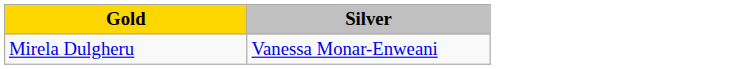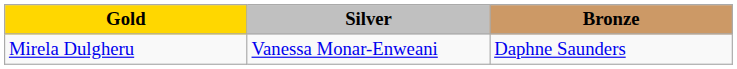+ column: (611, 19)
